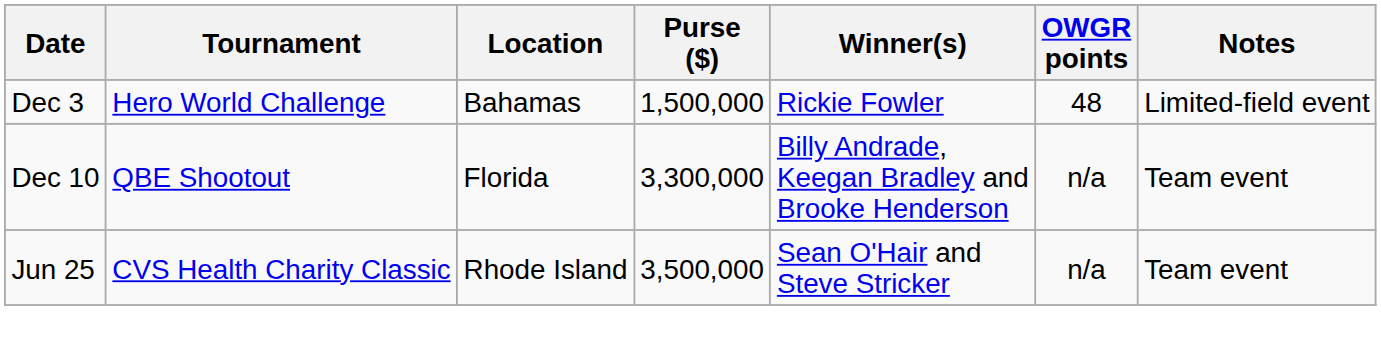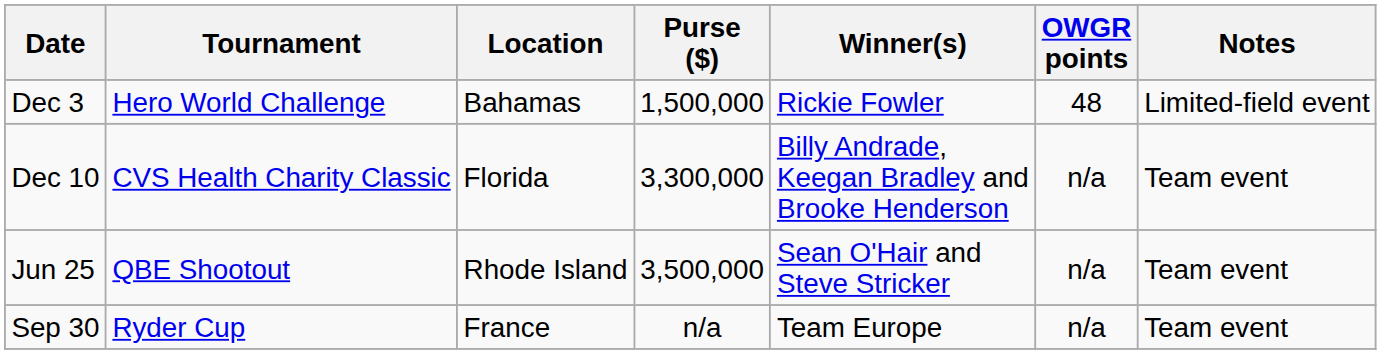(201, 177) QBE Shootout -> (282, 177) CVS Health Charity Classic
(282, 268) CVS Health Charity Classic -> (201, 268) QBE Shootout
+ row: (55, 328)
